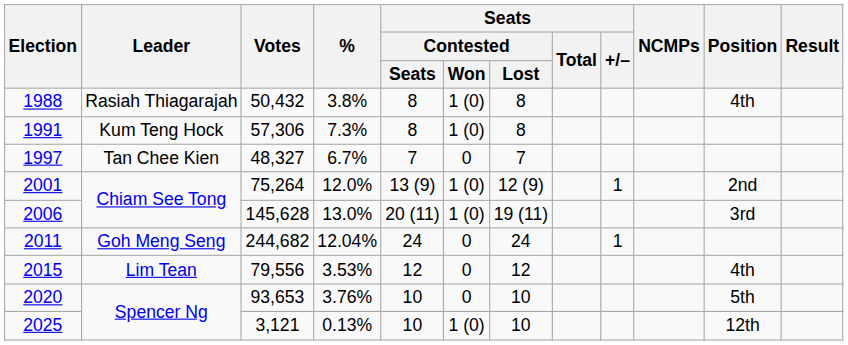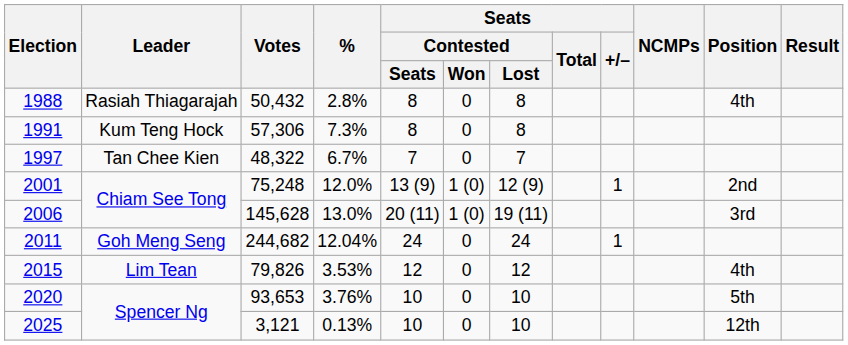(347, 102) 3.8% -> (347, 102) 2.8%
(467, 102) 1 (0) -> (467, 102) 0
(467, 130) 1 (0) -> (467, 130) 0
(277, 158) 48,327 -> (277, 158) 48,322
(277, 185) 75,264 -> (277, 185) 75,248
(277, 269) 79,556 -> (277, 269) 79,826
(467, 325) 1 (0) -> (467, 325) 0
